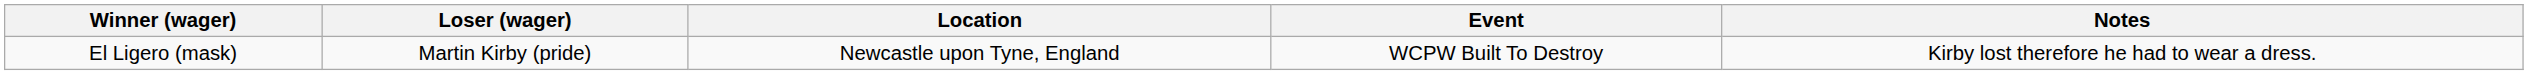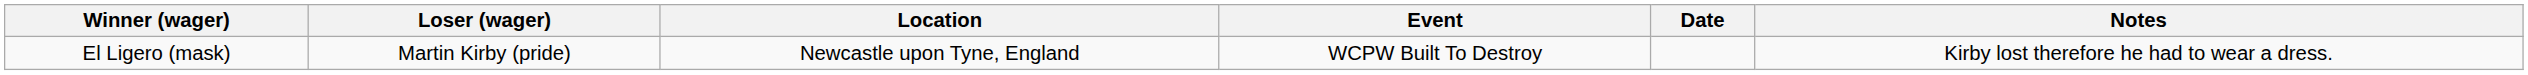+ column: (1703, 20)
